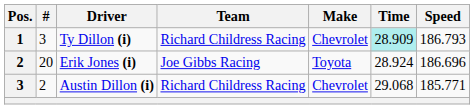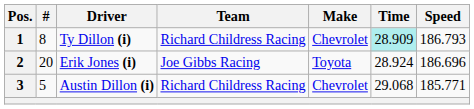(43, 39) 3 -> (43, 39) 8
(43, 86) 2 -> (43, 86) 5
